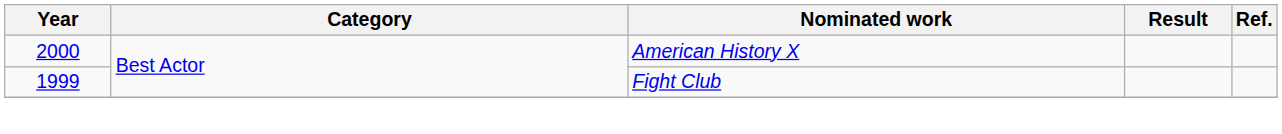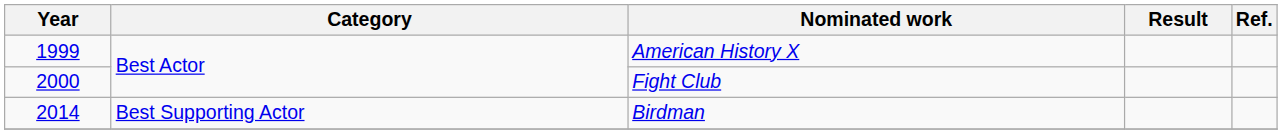(58, 50) 2000 -> (58, 50) 1999
(58, 81) 1999 -> (58, 81) 2000
+ row: (669, 112)
